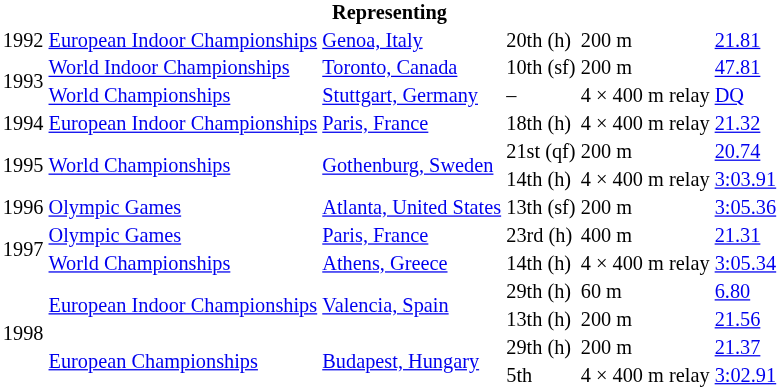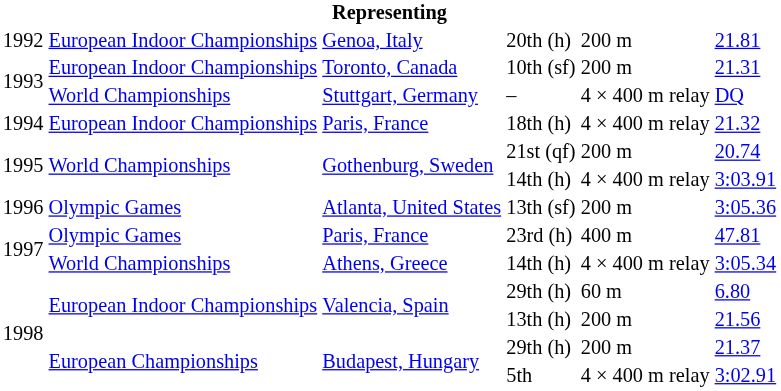(169, 67) World Indoor Championships -> (183, 67) European Indoor Championships
(738, 67) 47.81 -> (738, 67) 21.31
(738, 235) 21.31 -> (738, 235) 47.81
